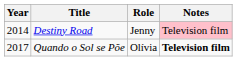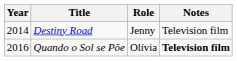(195, 30) pink background -> (195, 30) no background
(18, 47) 2017 -> (18, 47) 2016
